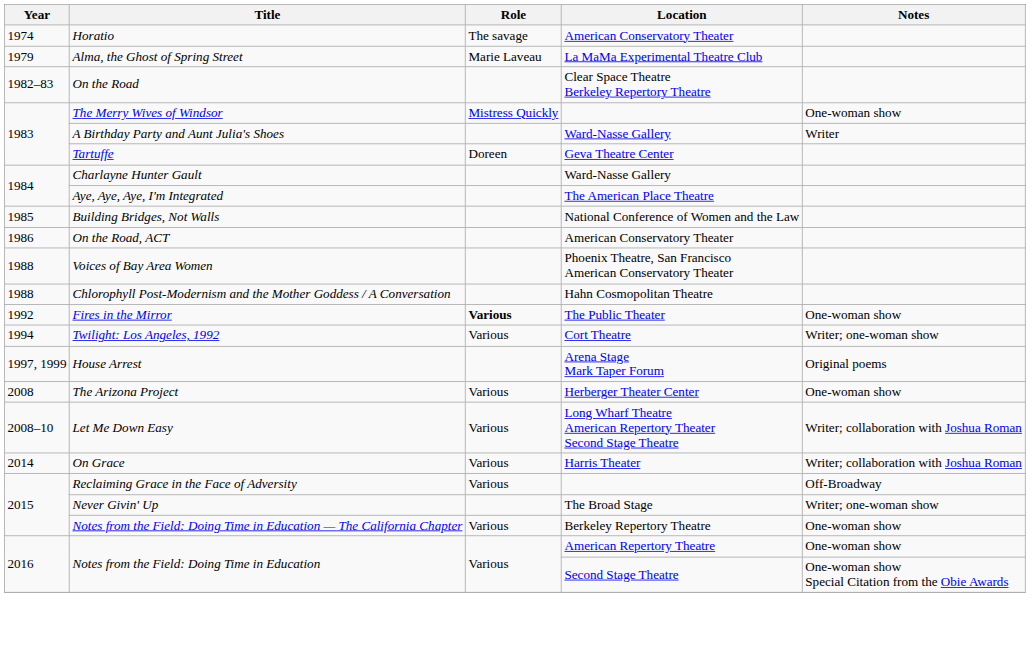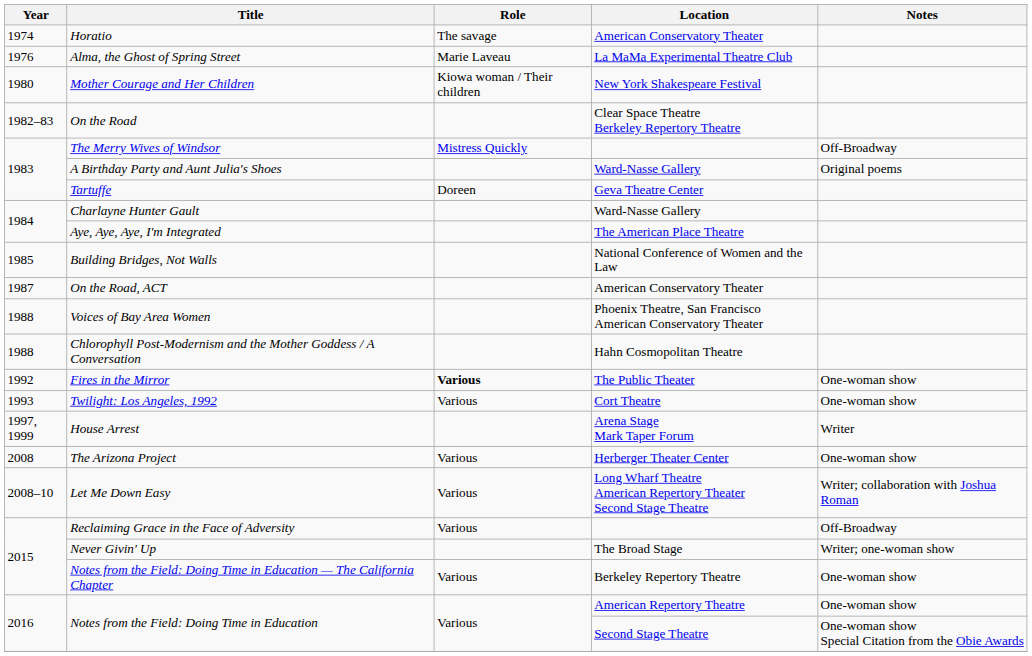(21, 56) 1979 -> (21, 56) 1976
+ row: (162, 84)
(853, 112) One-woman show -> (859, 148) Off-Broadway
(822, 133) Writer -> (861, 169) Original poems
(21, 237) 1986 -> (21, 288) 1987
(21, 335) 1994 -> (21, 400) 1993
(872, 335) Writer; one-woman show -> (868, 400) One-woman show
(846, 363) Original poems -> (837, 429) Writer
- row: (99, 463)
